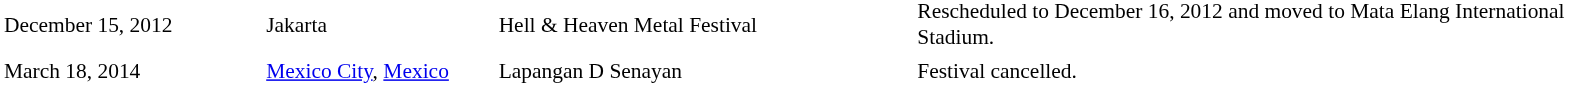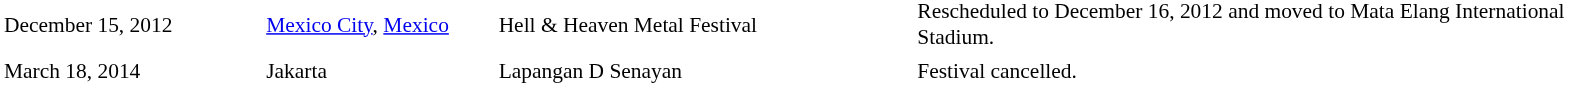(297, 23) Jakarta -> (358, 23) Mexico City, Mexico
(358, 70) Mexico City, Mexico -> (297, 70) Jakarta
